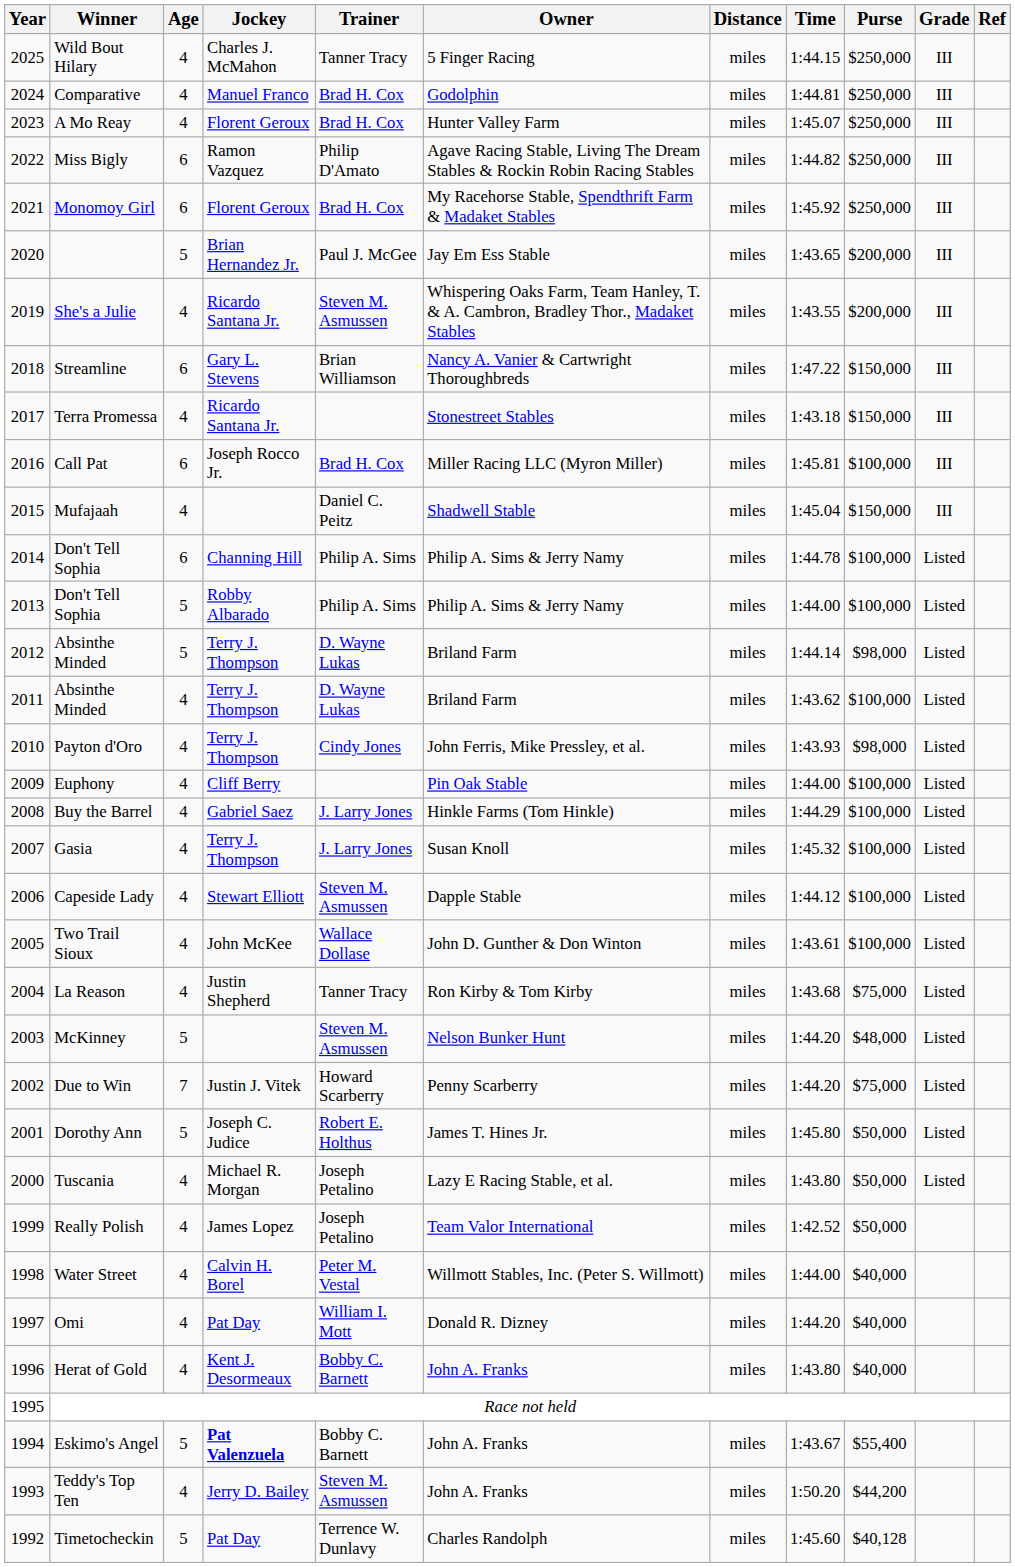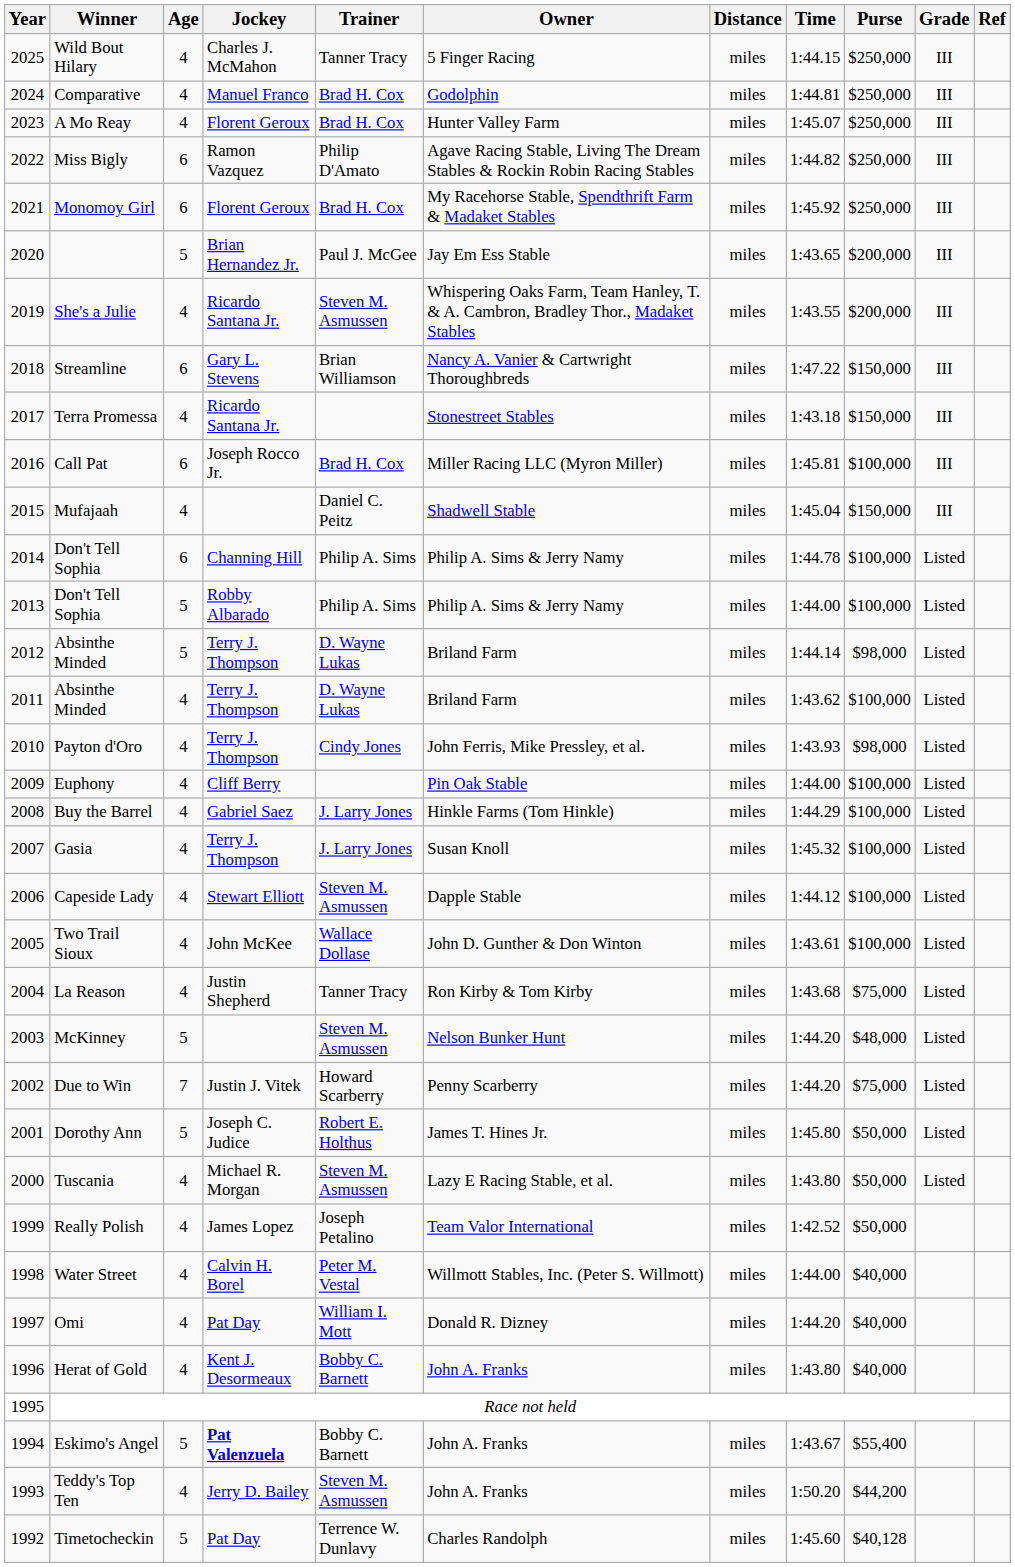(346, 1180) Joseph Petalino -> (353, 1180) Steven M. Asmussen
